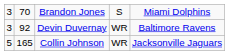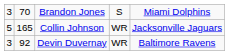rows swapped: (72, 27) <-> (72, 43)
